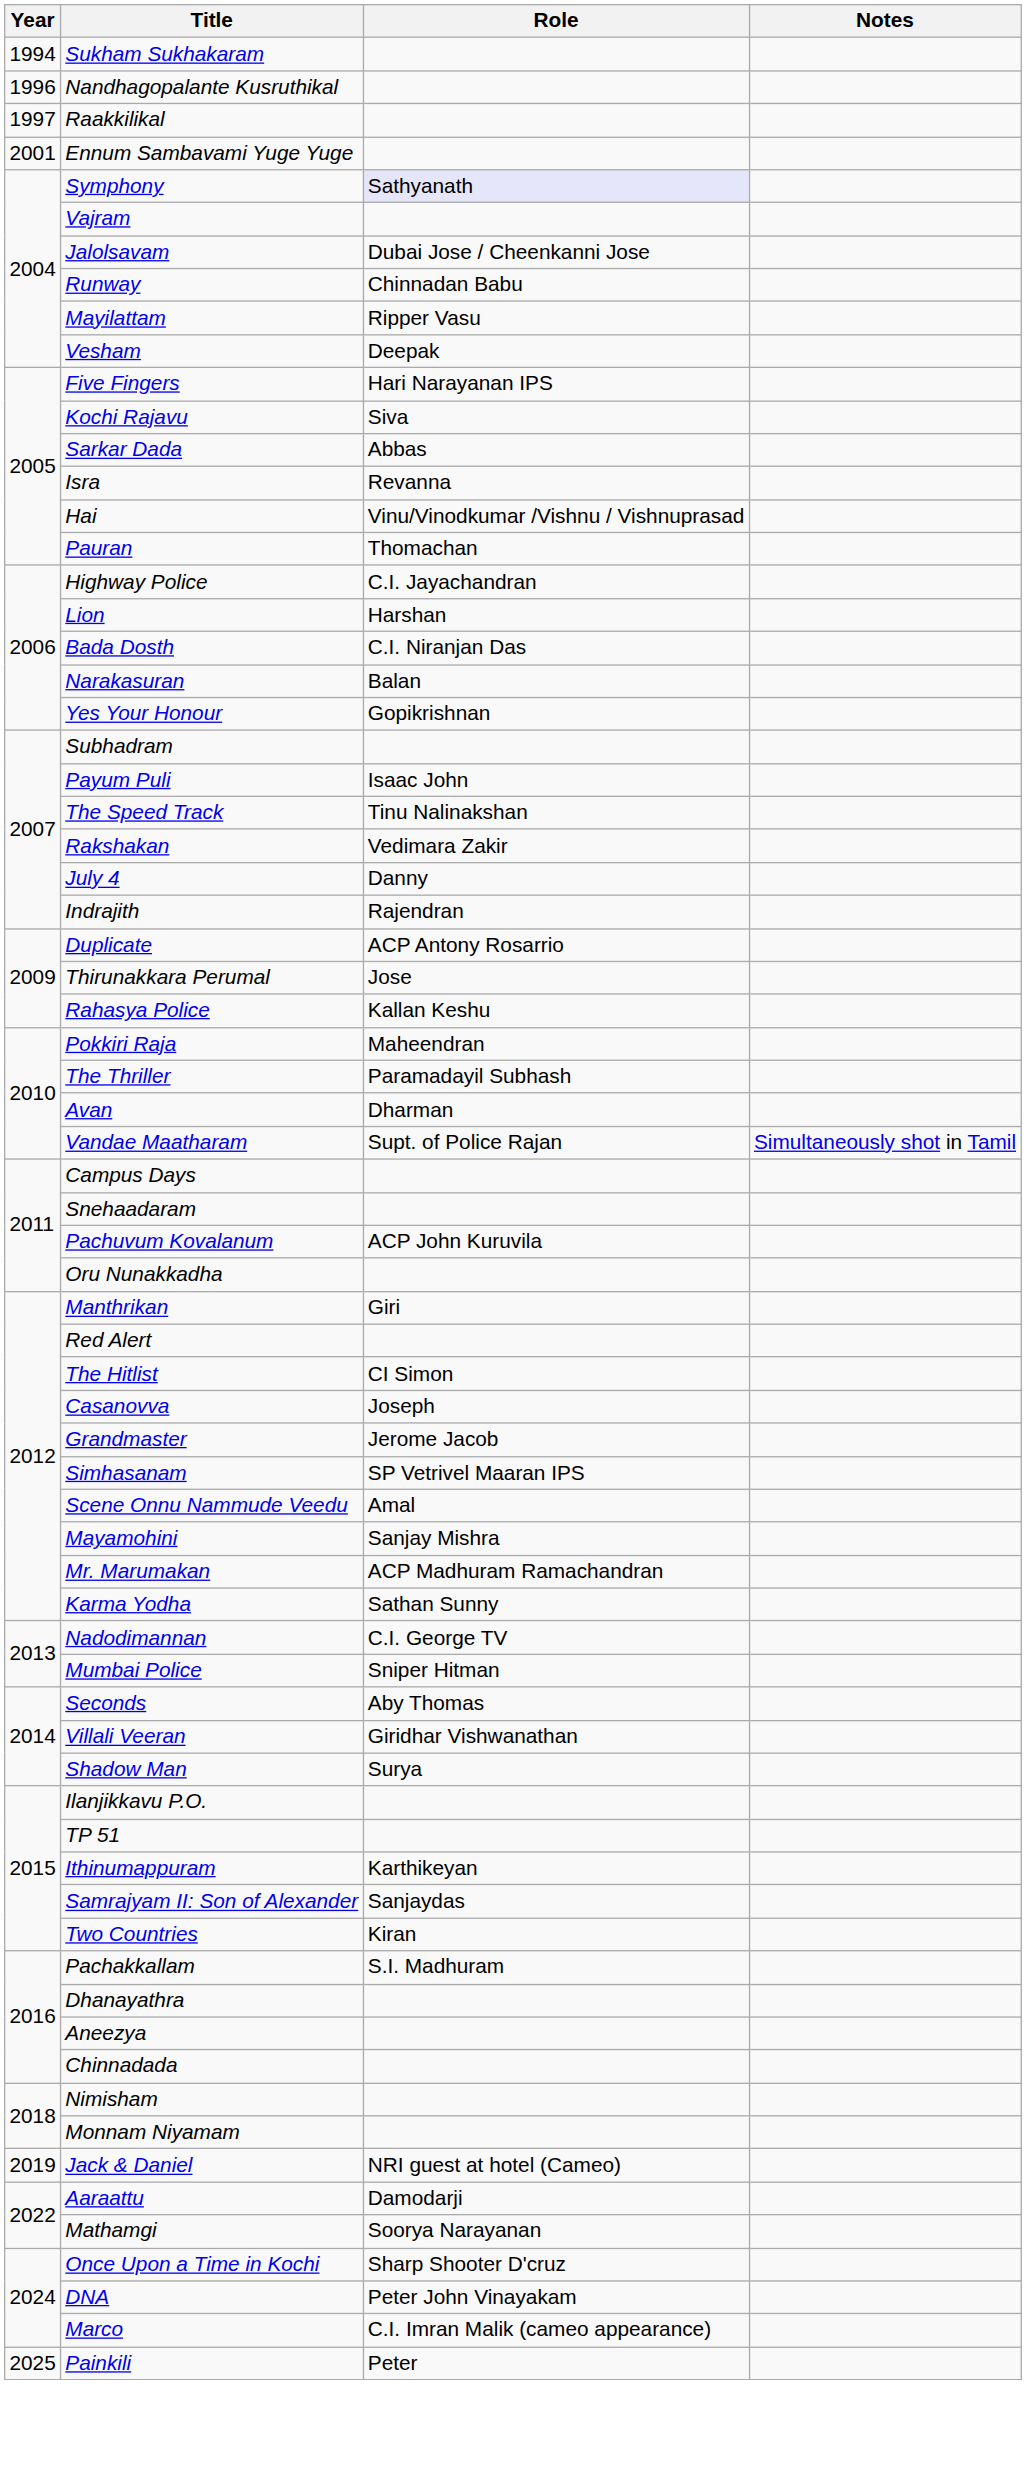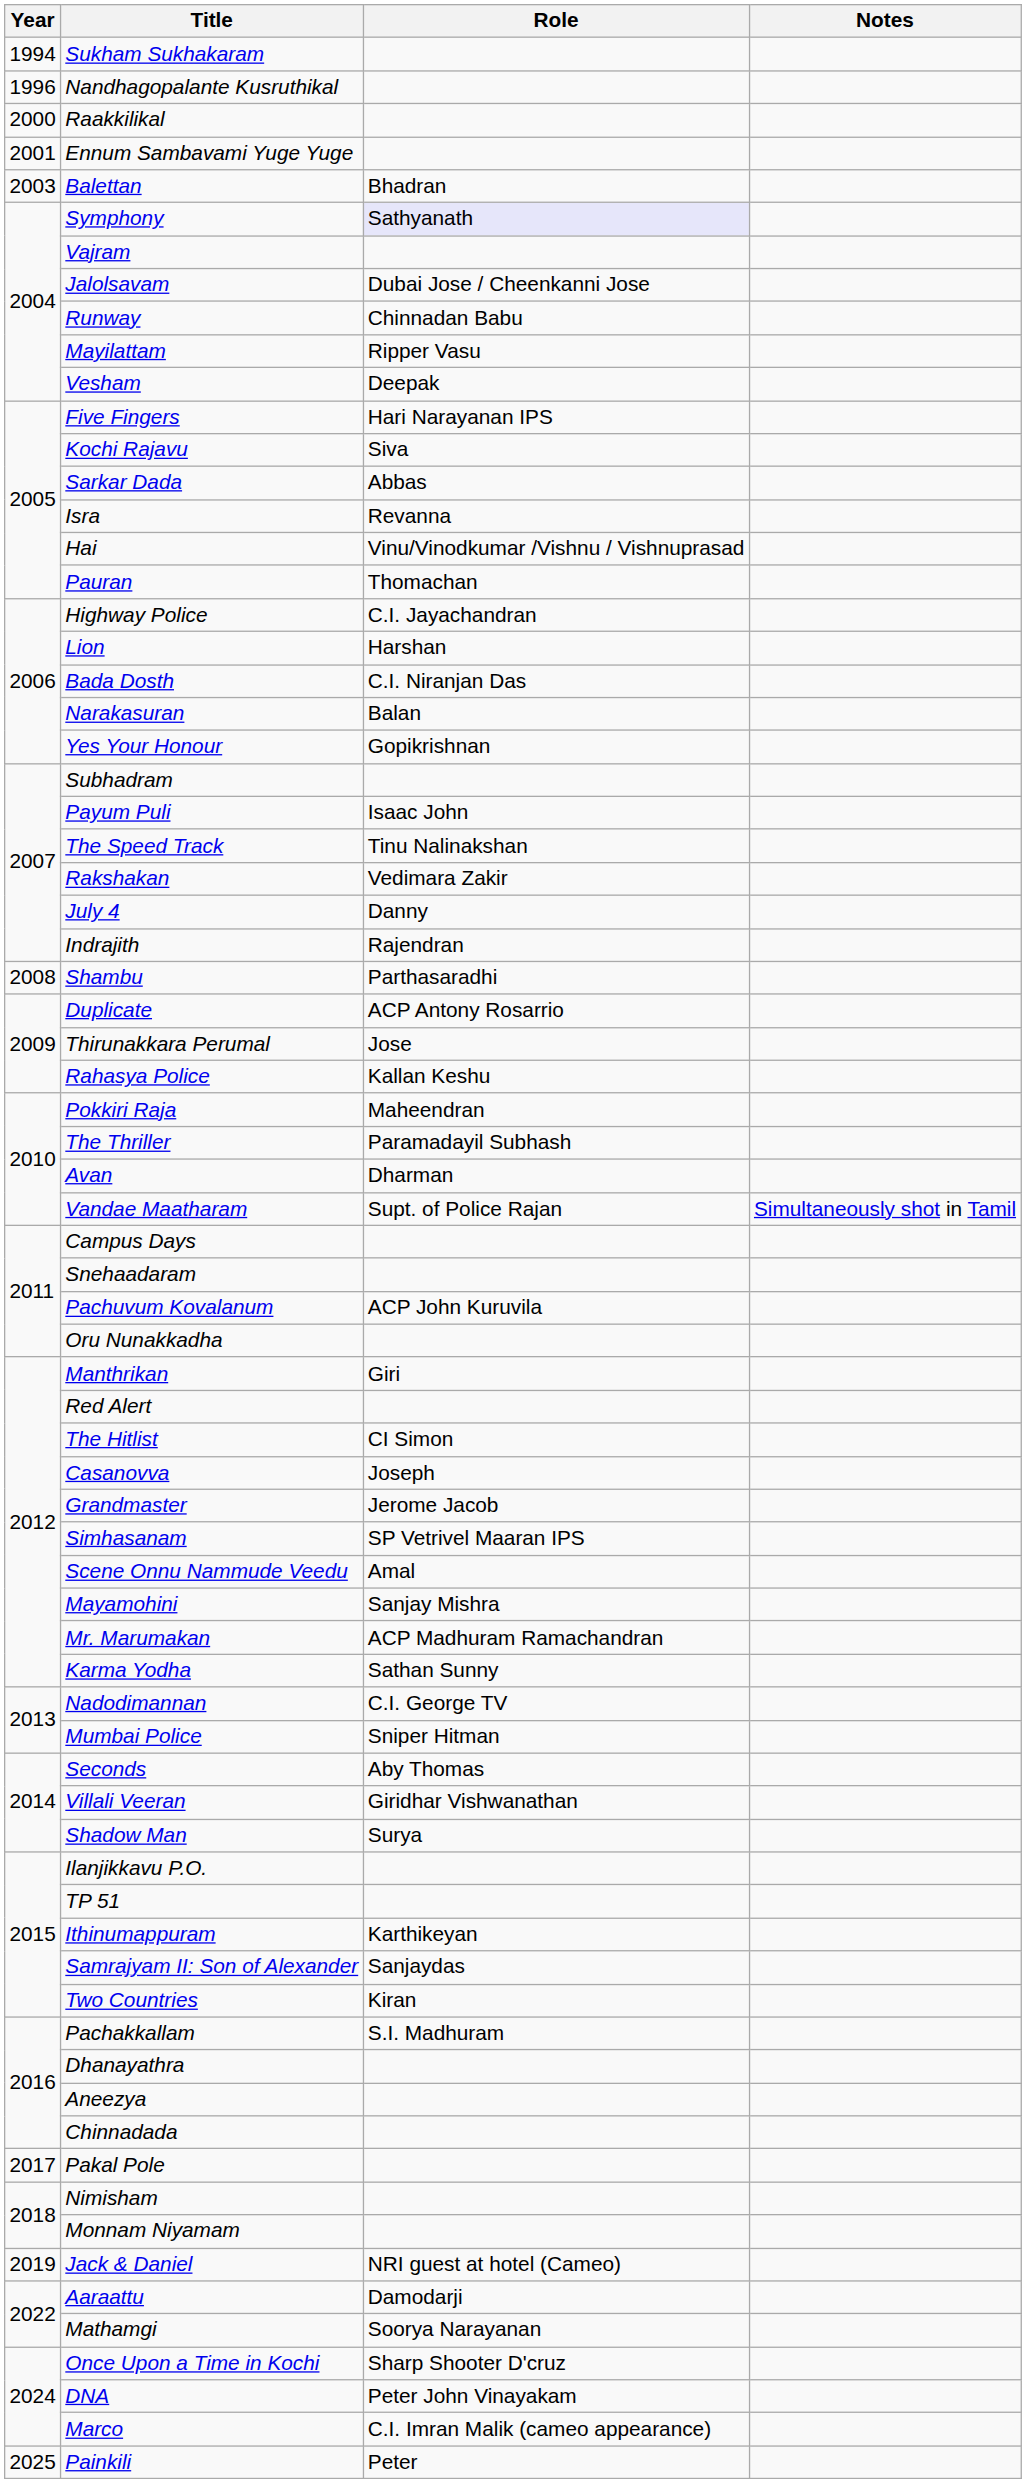(33, 119) 1997 -> (33, 119) 2000
+ row: (103, 185)
+ row: (104, 977)
+ row: (115, 2165)
